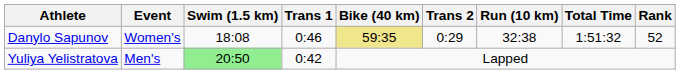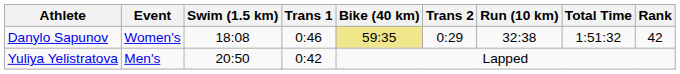(655, 37) 52 -> (655, 37) 42
(233, 59) lightgreen background -> (233, 59) no background
